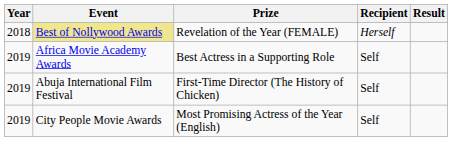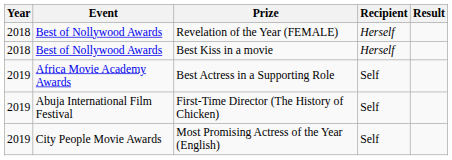(99, 32) khaki background -> (99, 32) no background
+ row: (225, 50)
